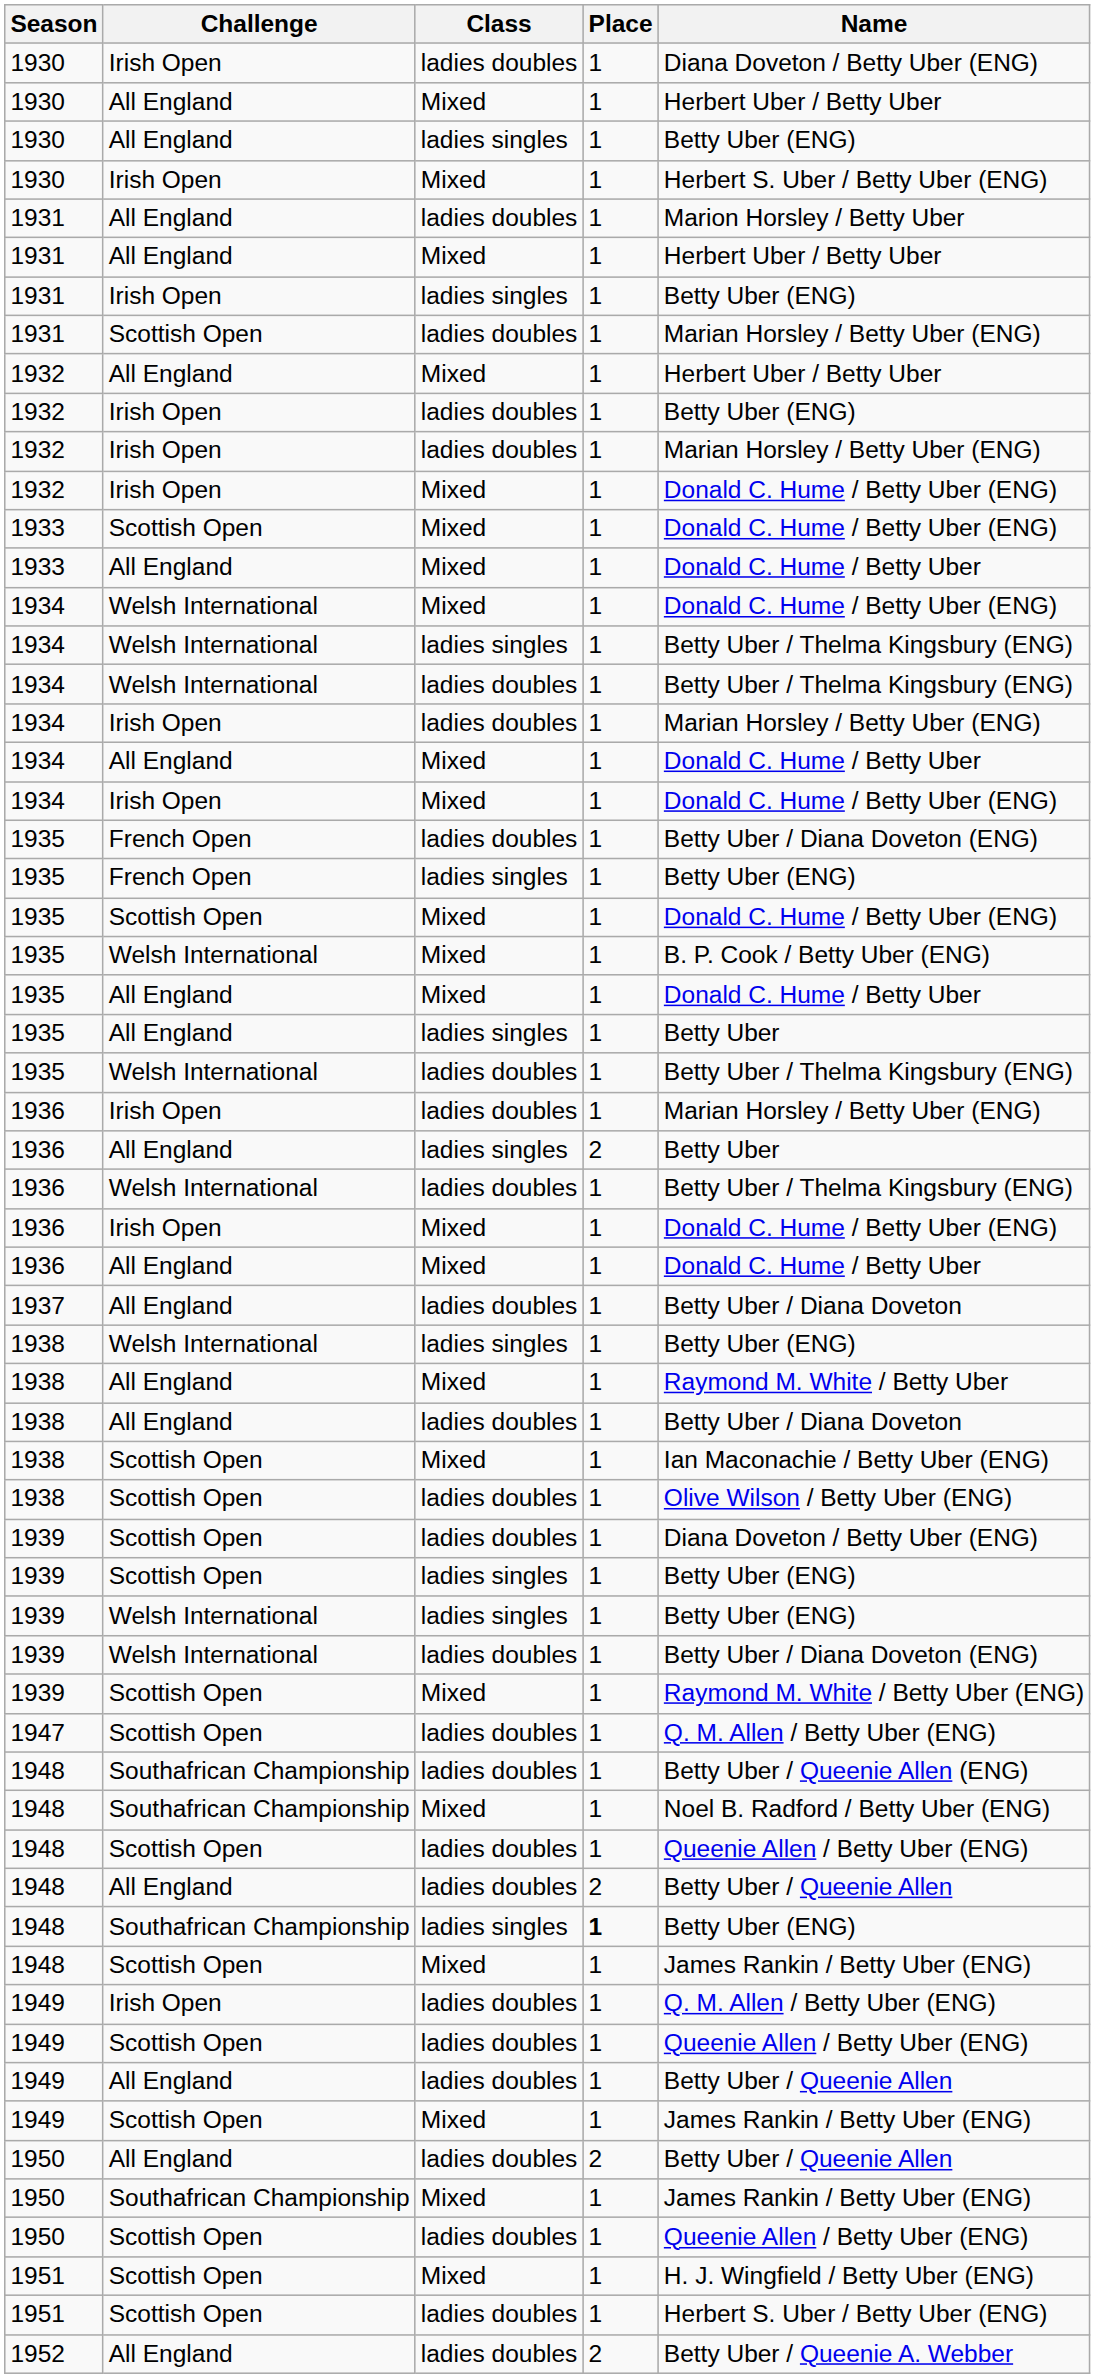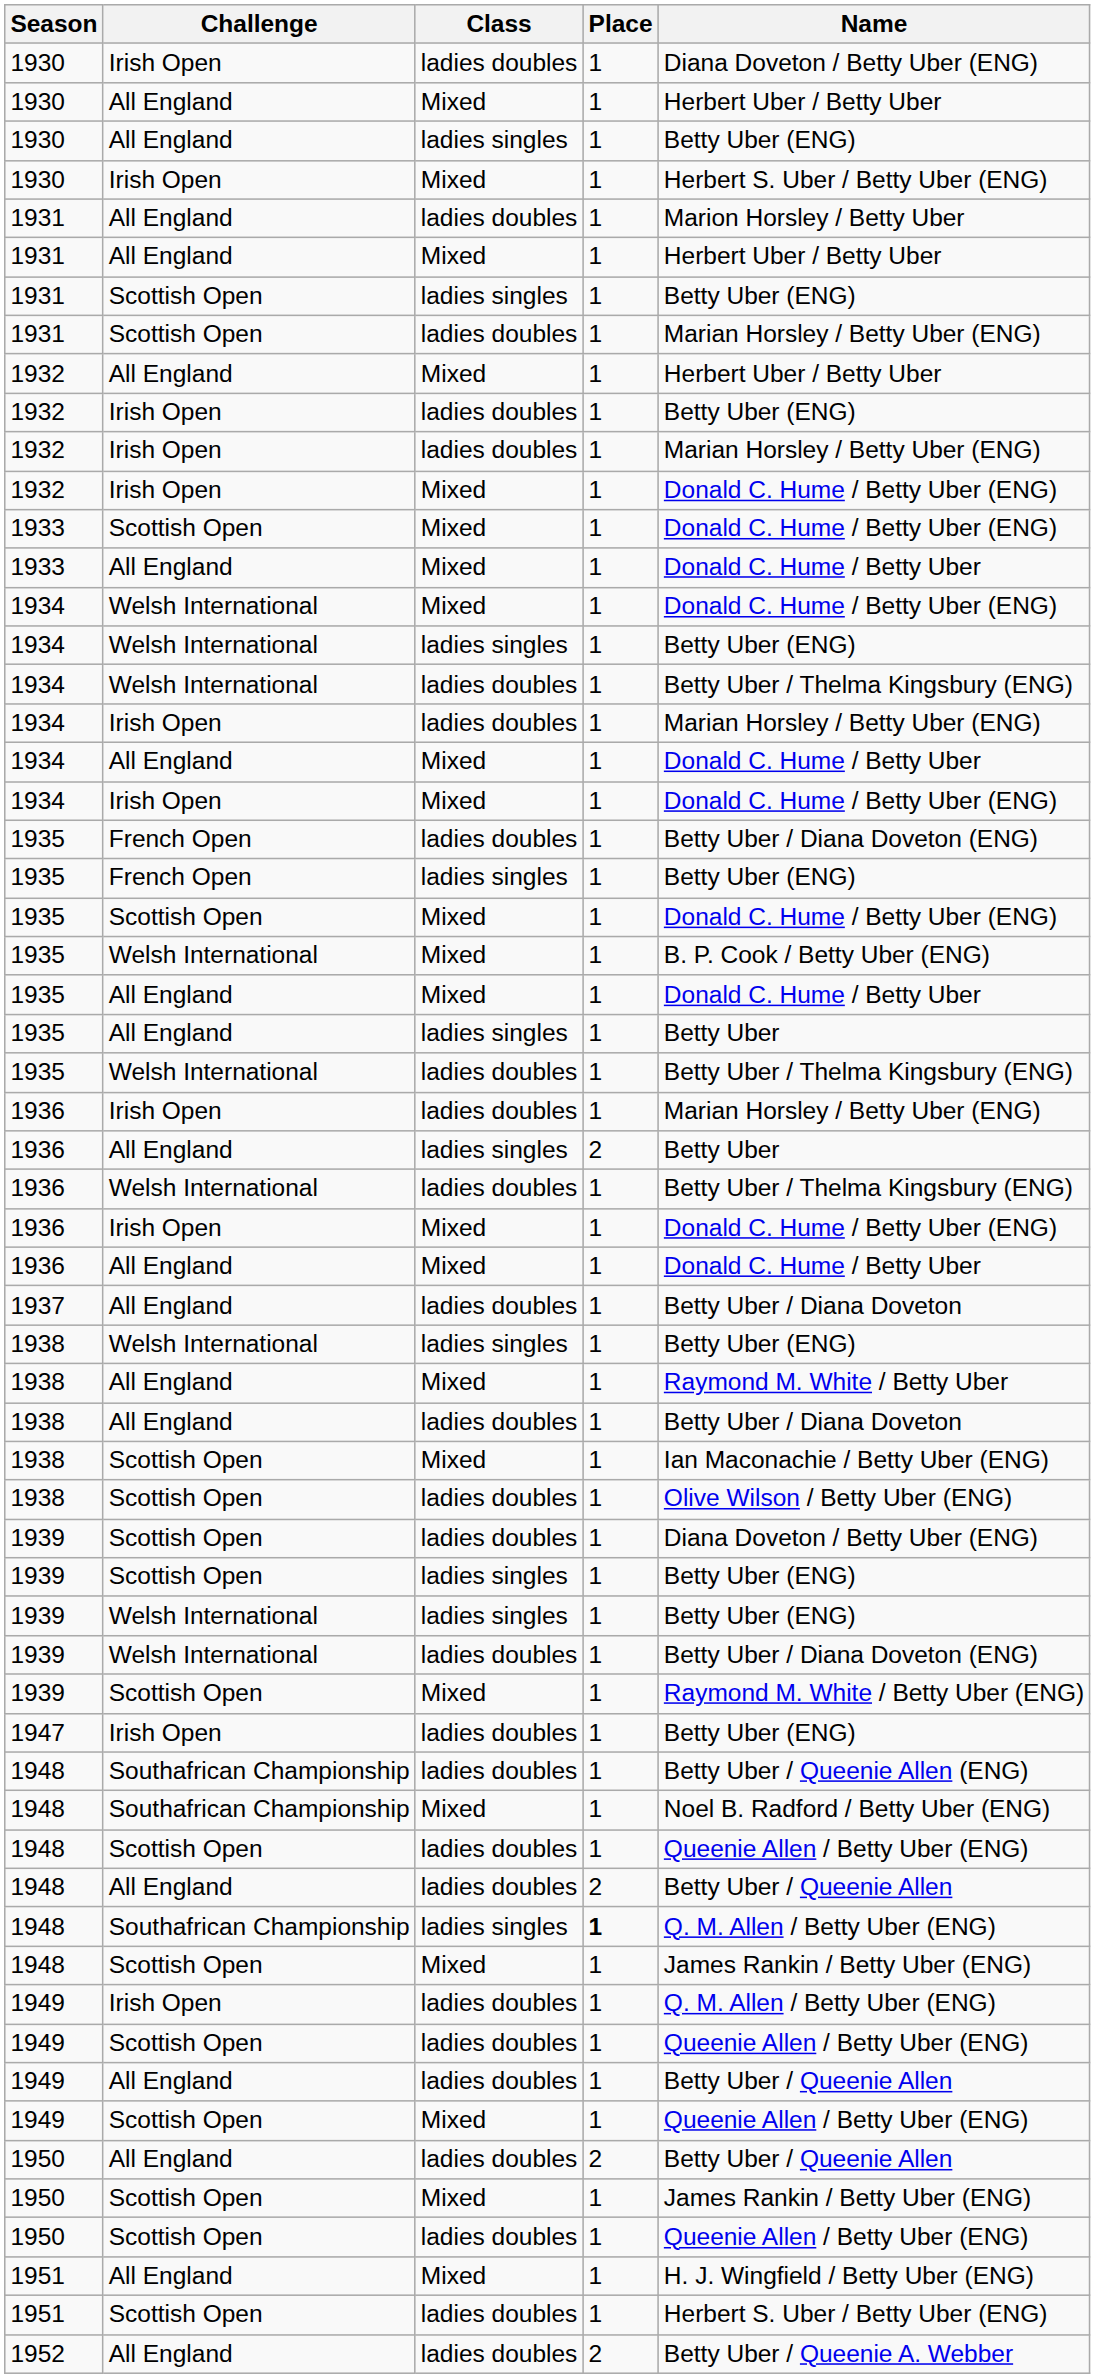(165, 295) Irish Open -> (186, 295) Scottish Open
(868, 645) Betty Uber / Thelma Kingsbury (ENG) -> (760, 645) Betty Uber (ENG)
(186, 1732) Scottish Open -> (165, 1732) Irish Open
(830, 1732) Q. M. Allen / Betty Uber (ENG) -> (760, 1732) Betty Uber (ENG)
(760, 1926) Betty Uber (ENG) -> (830, 1926) Q. M. Allen / Betty Uber (ENG)
(848, 2120) James Rankin / Betty Uber (ENG) -> (846, 2120) Queenie Allen / Betty Uber (ENG)
(259, 2198) Southafrican Championship -> (186, 2198) Scottish Open
(186, 2275) Scottish Open -> (171, 2275) All England
